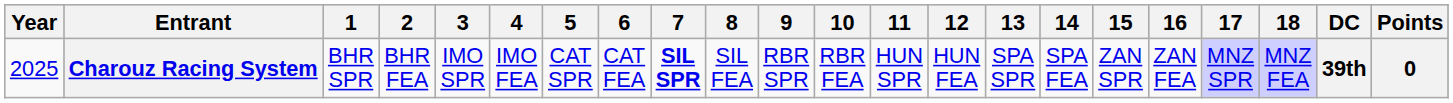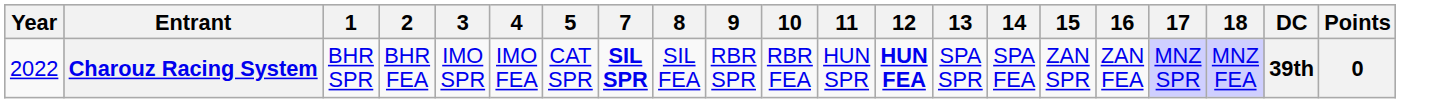- column: (624, 22)
(34, 68) 2025 -> (34, 68) 2022
(957, 68) normal -> (904, 68) bold
